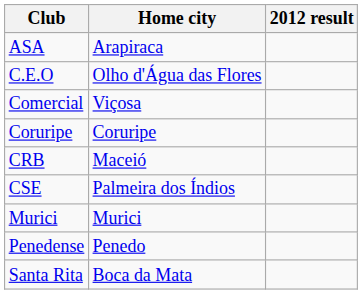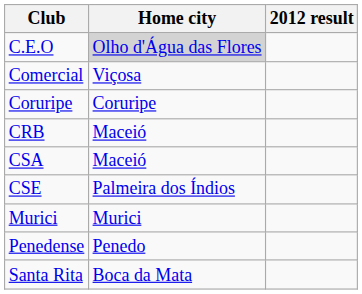- row: (27, 47)
(177, 75) no background -> (177, 47) lightgrey background
+ row: (26, 160)
